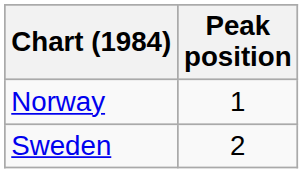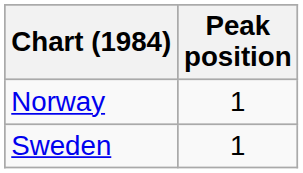(238, 145) 2 -> (238, 145) 1
